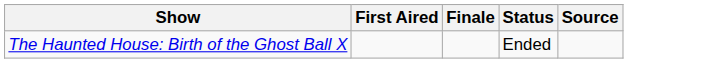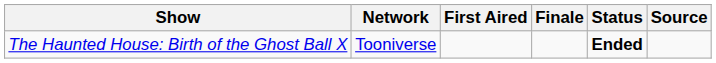+ column: (396, 17)
(527, 44) normal -> (617, 44) bold
